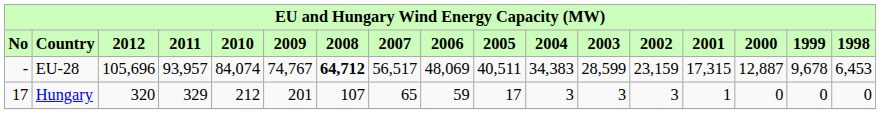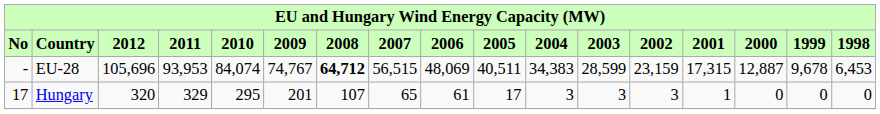(185, 69) 93,957 -> (185, 69) 93,953
(395, 69) 56,517 -> (395, 69) 56,515
(248, 95) 212 -> (248, 95) 295
(462, 95) 59 -> (462, 95) 61
